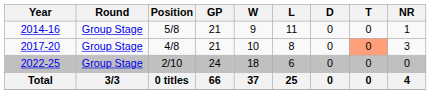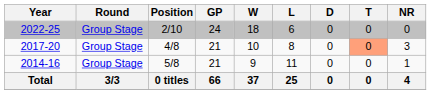rows swapped: (40, 30) <-> (40, 64)
